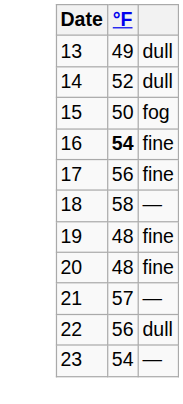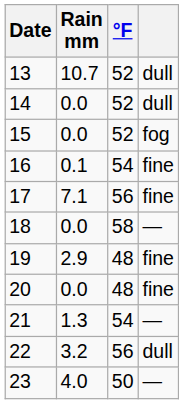+ column: (82, 30)
(123, 50) 49 -> (123, 72) 52
(123, 112) 50 -> (123, 134) 52
(123, 143) bold -> (123, 165) normal
(123, 298) 57 -> (123, 320) 54
(123, 360) 54 -> (123, 382) 50
